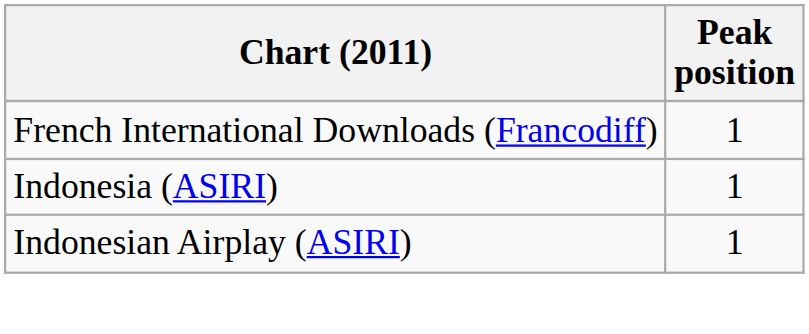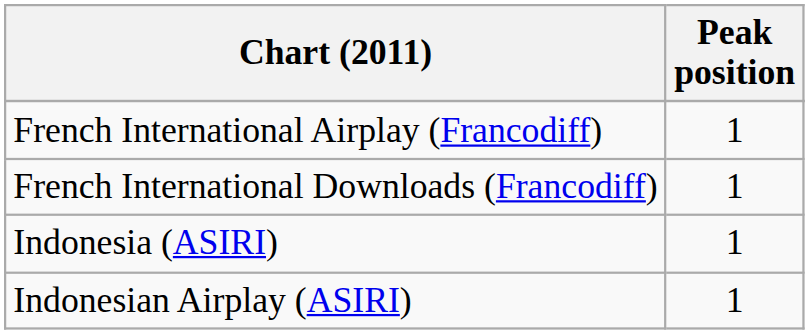+ row: (308, 129)
